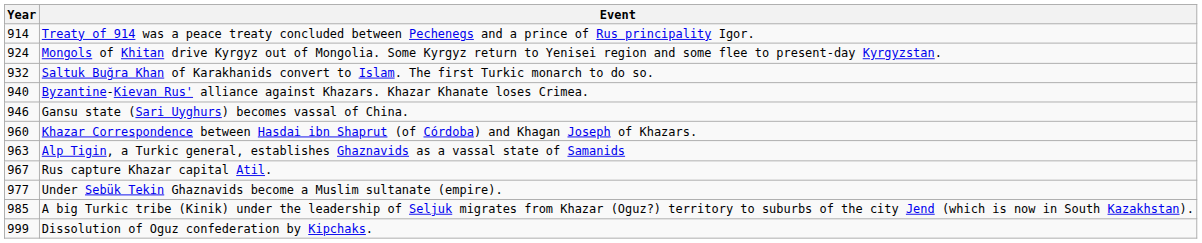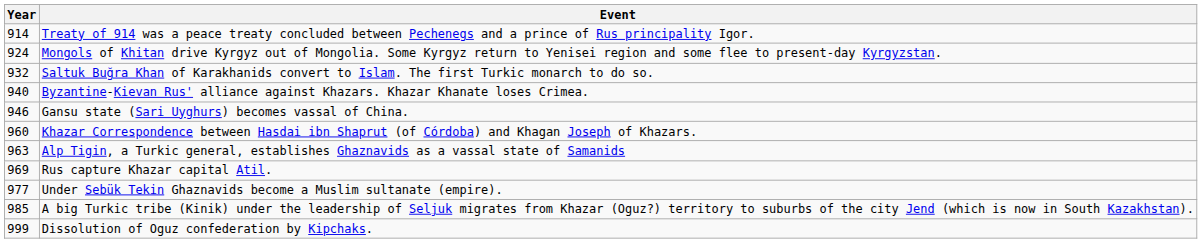(18, 170) 967 -> (18, 170) 969
